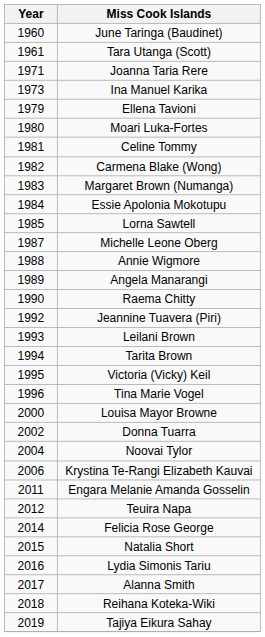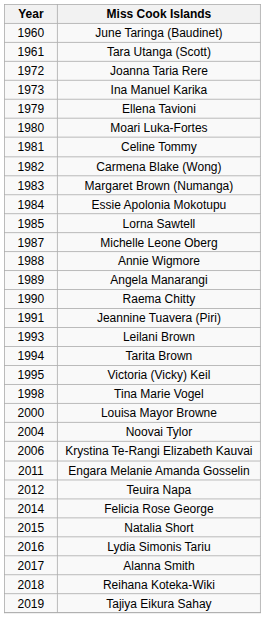(31, 71) 1971 -> (31, 71) 1972
(31, 318) 1992 -> (31, 318) 1991
(31, 394) 1996 -> (31, 394) 1998
- row: (159, 432)
